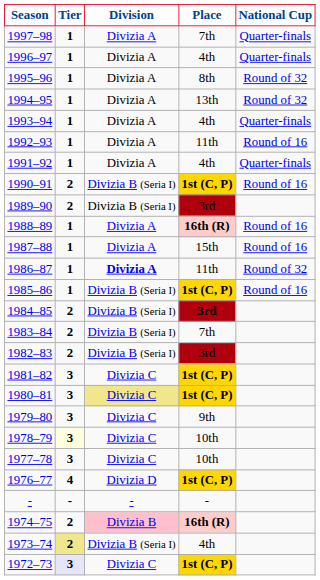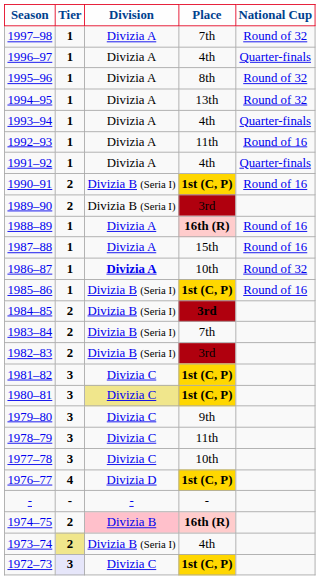(275, 36) Quarter-finals -> (275, 36) Round of 32
(207, 269) 11th -> (207, 269) 10th
(70, 438) lightyellow background -> (70, 438) no background
(207, 438) 10th -> (207, 438) 11th
